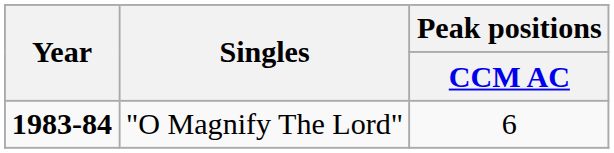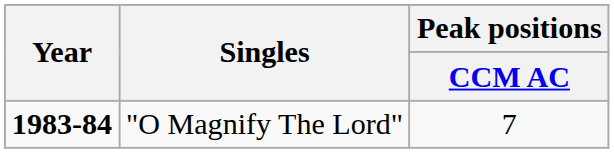(509, 123) 6 -> (509, 123) 7
